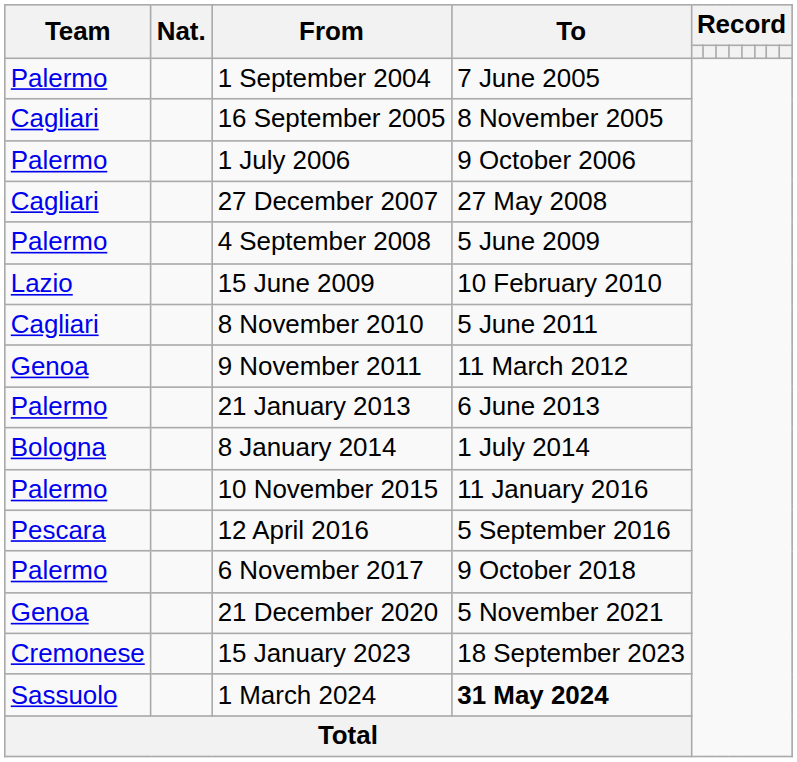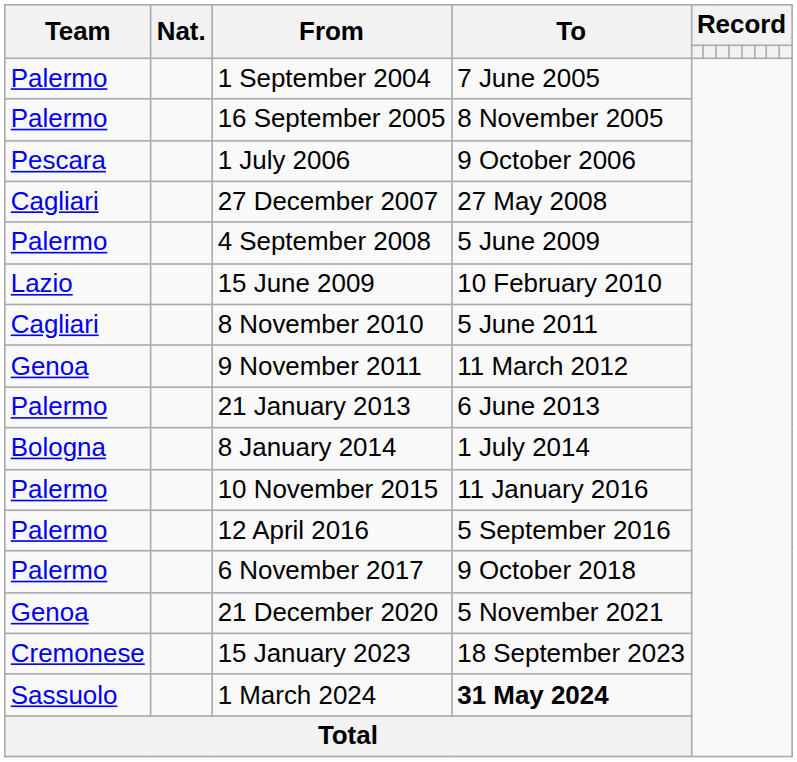(55, 119) Cagliari -> (59, 119) Palermo
(59, 160) Palermo -> (58, 160) Pescara
(58, 530) Pescara -> (59, 530) Palermo
